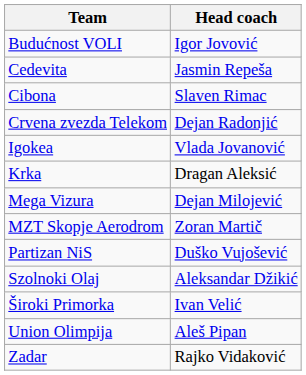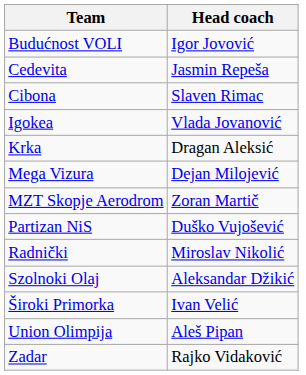- row: (88, 122)
+ row: (38, 252)
